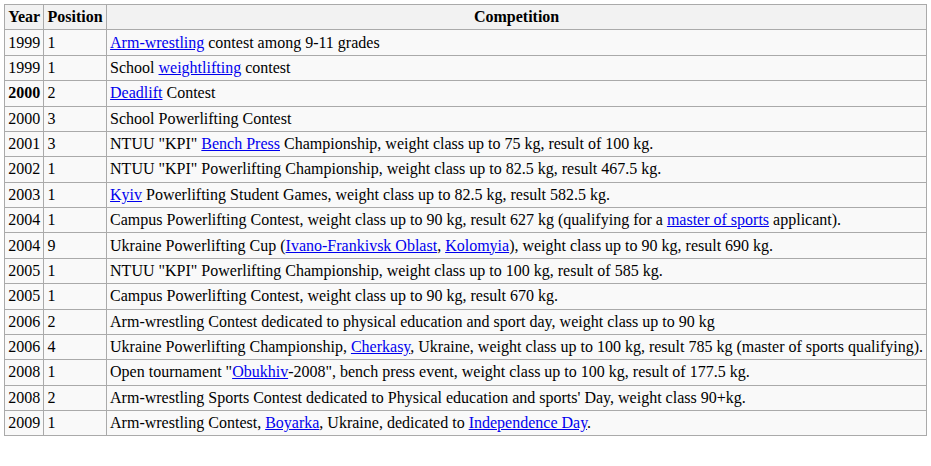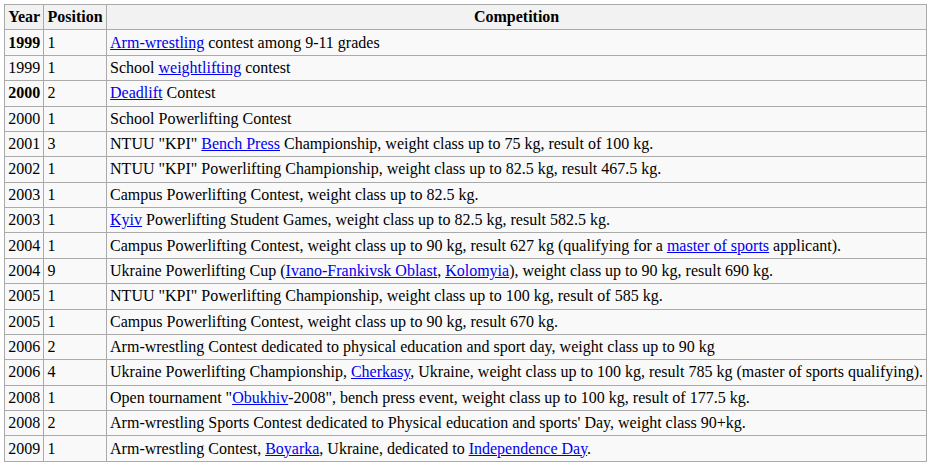(24, 42) normal -> (24, 42) bold
(52, 118) 3 -> (52, 118) 1
+ row: (294, 194)
